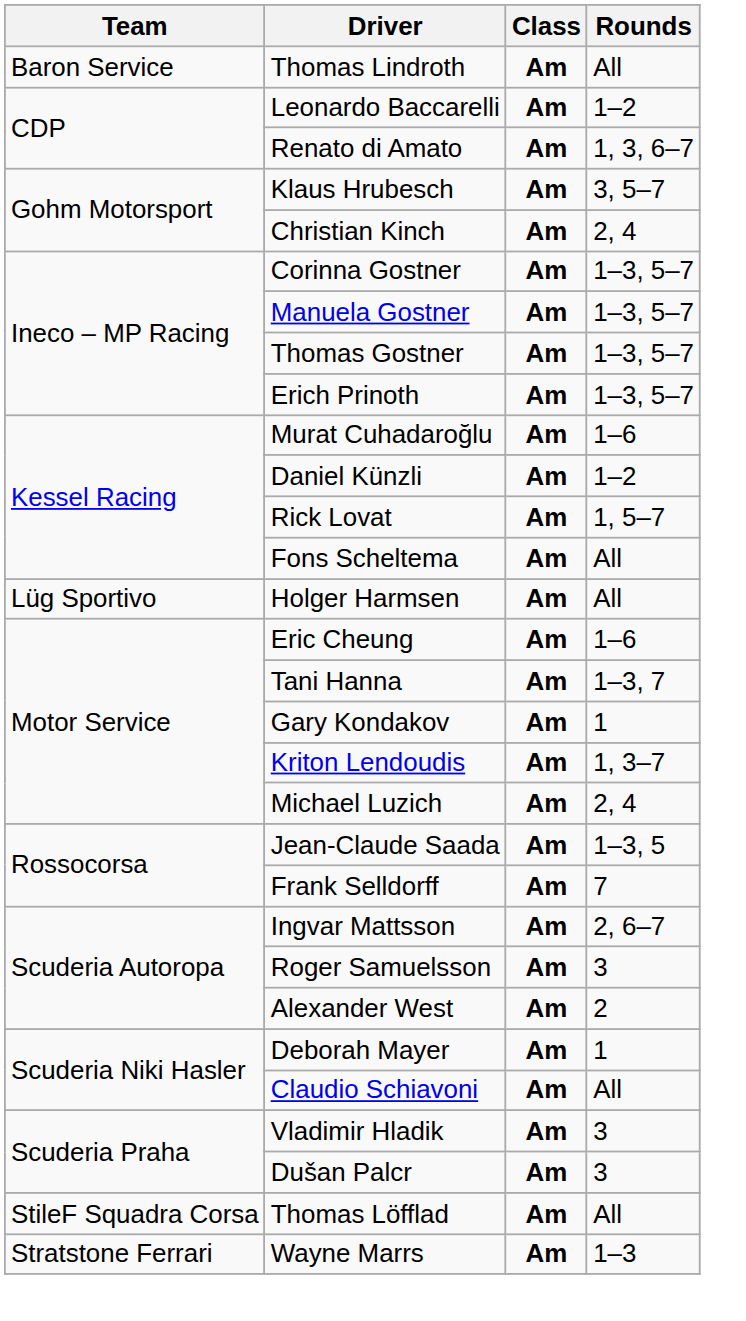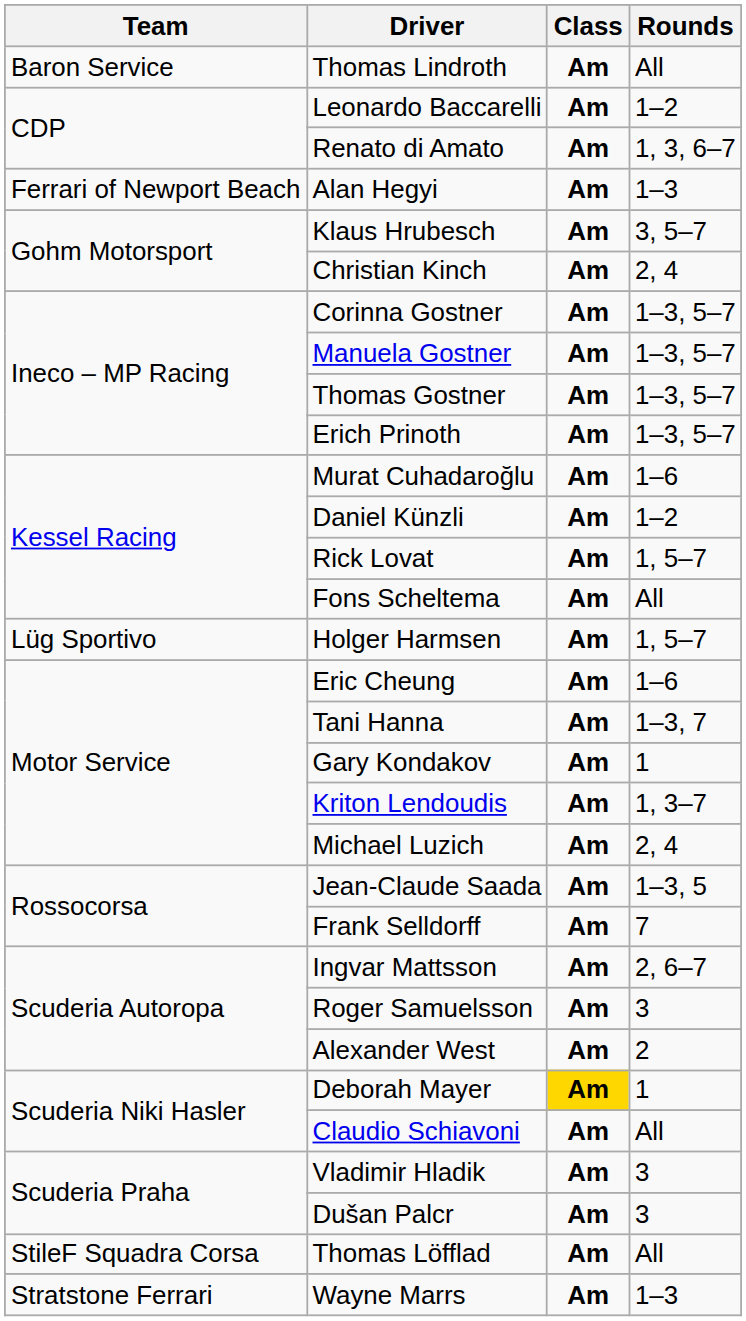+ row: (375, 190)
(608, 599) All -> (671, 640) 1, 5–7
(546, 1050) no background -> (588, 1090) gold background
